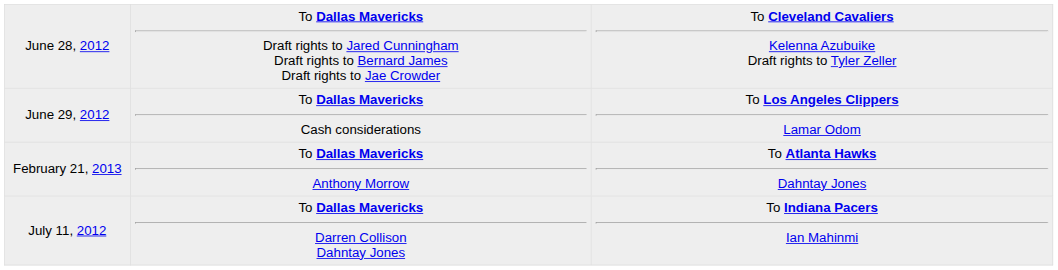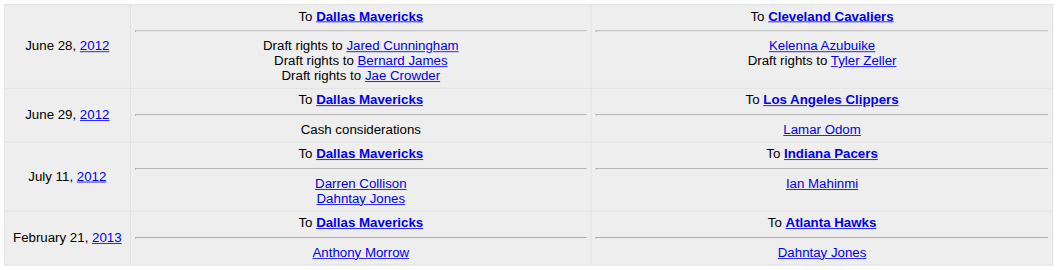rows swapped: (67, 230) <-> (67, 169)
